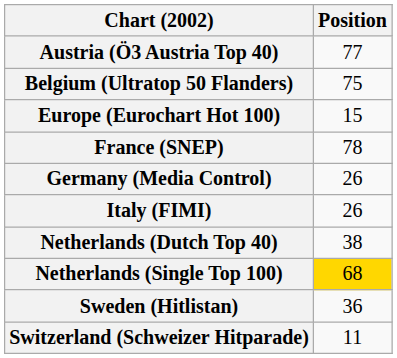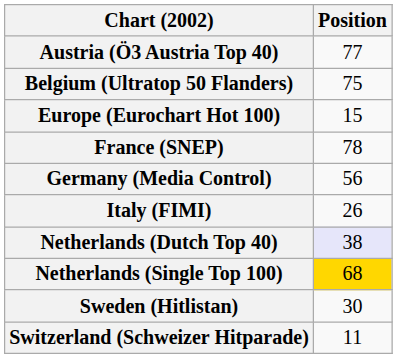(352, 178) 26 -> (352, 178) 56
(352, 242) no background -> (352, 242) lavender background
(352, 305) 36 -> (352, 305) 30
